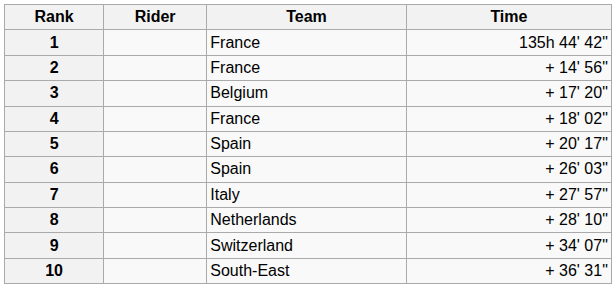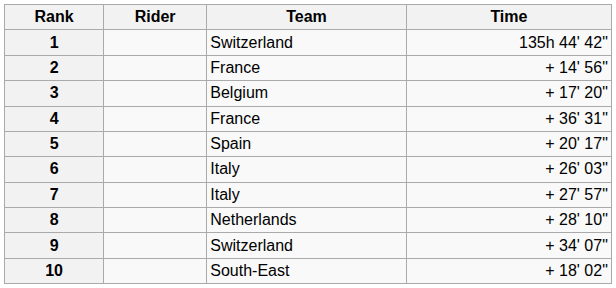(235, 42) France -> (252, 42) Switzerland
(577, 118) + 18' 02" -> (577, 118) + 36' 31"
(231, 169) Spain -> (225, 169) Italy
(577, 270) + 36' 31" -> (577, 270) + 18' 02"
